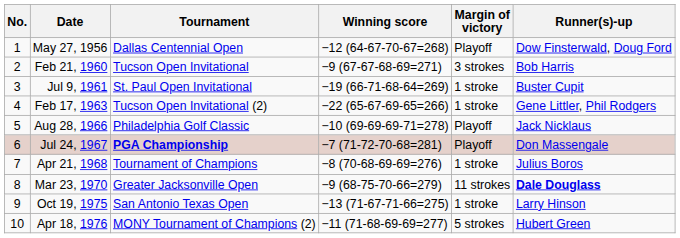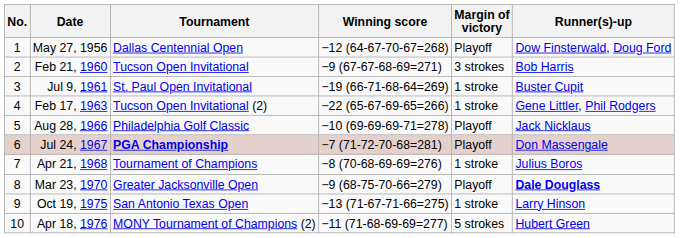(482, 184) 11 strokes -> (473, 184) Playoff
